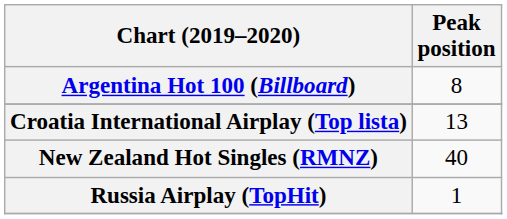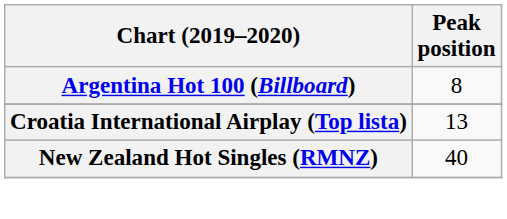- row: (208, 194)
